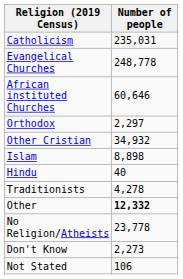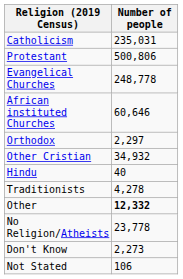+ row: (37, 57)
- row: (22, 157)
